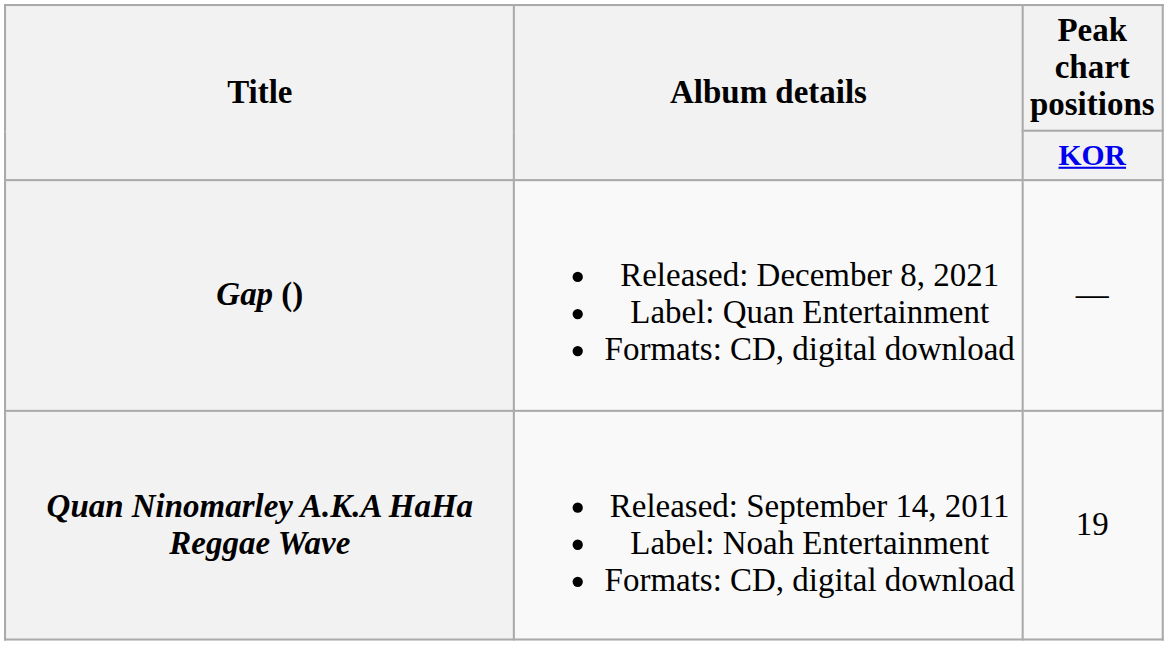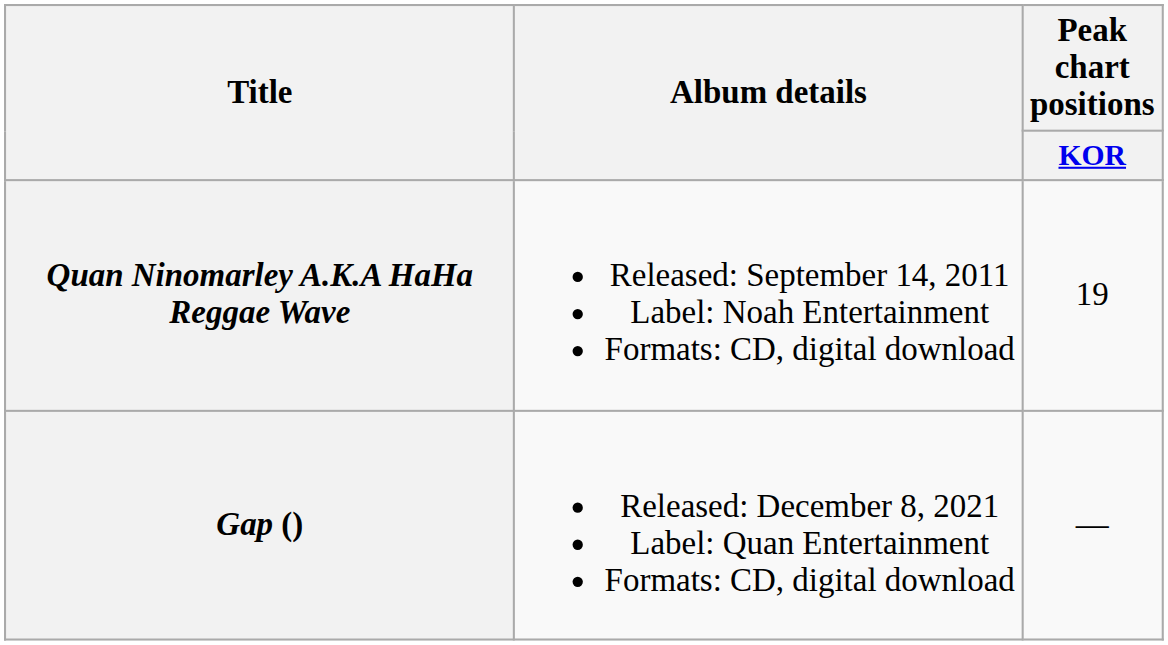rows swapped: (260, 524) <-> (260, 294)
